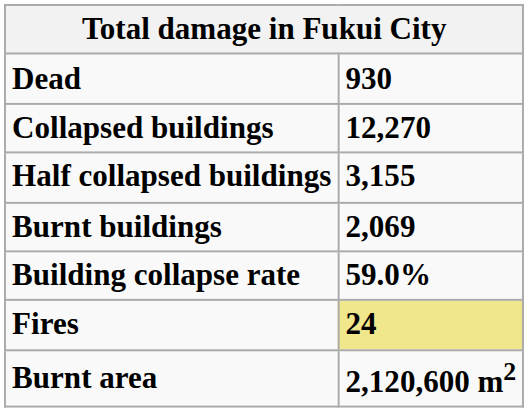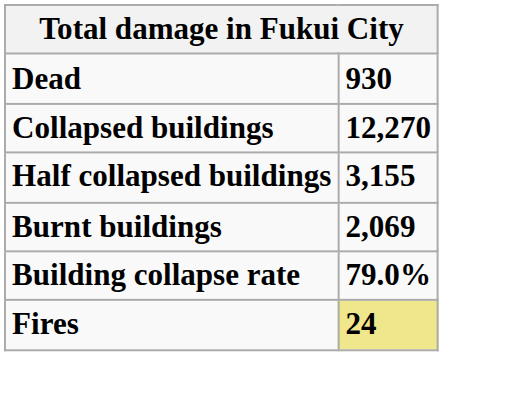(388, 275) 59.0% -> (388, 275) 79.0%
- row: (85, 377)
